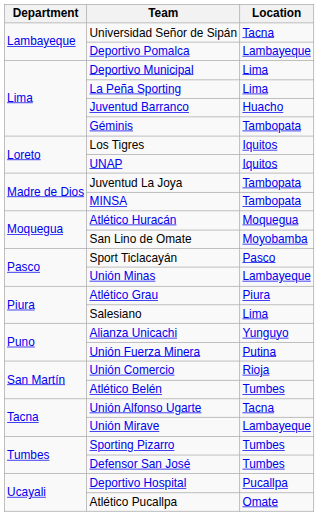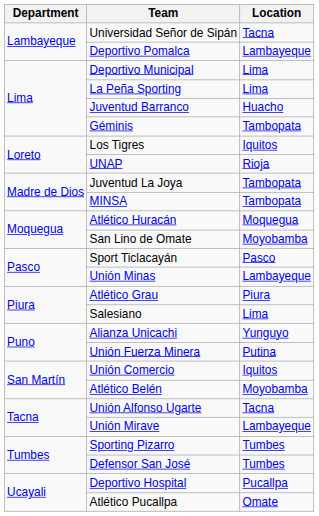(260, 164) Iquitos -> (256, 164) Rioja
(256, 370) Rioja -> (260, 370) Iquitos
(264, 389) Tumbes -> (275, 389) Moyobamba
